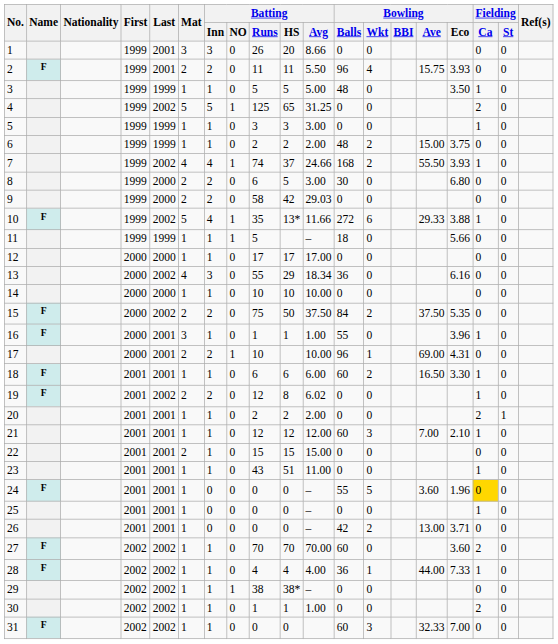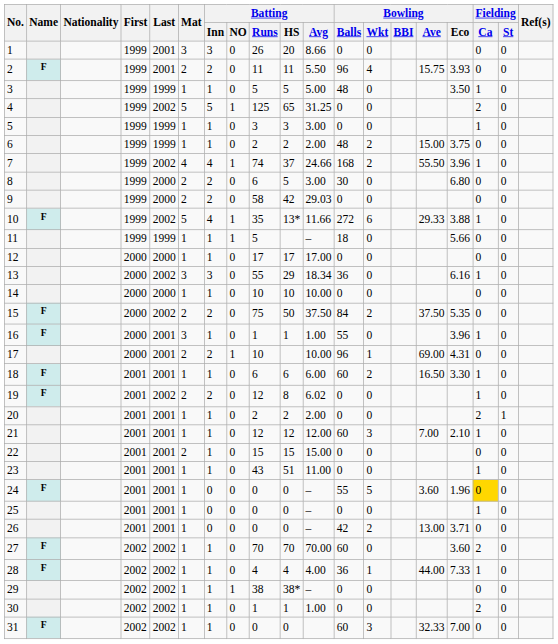(460, 162) 3.93 -> (460, 162) 3.96
(184, 275) 4 -> (184, 275) 3
(478, 275) 0 -> (478, 275) 1
